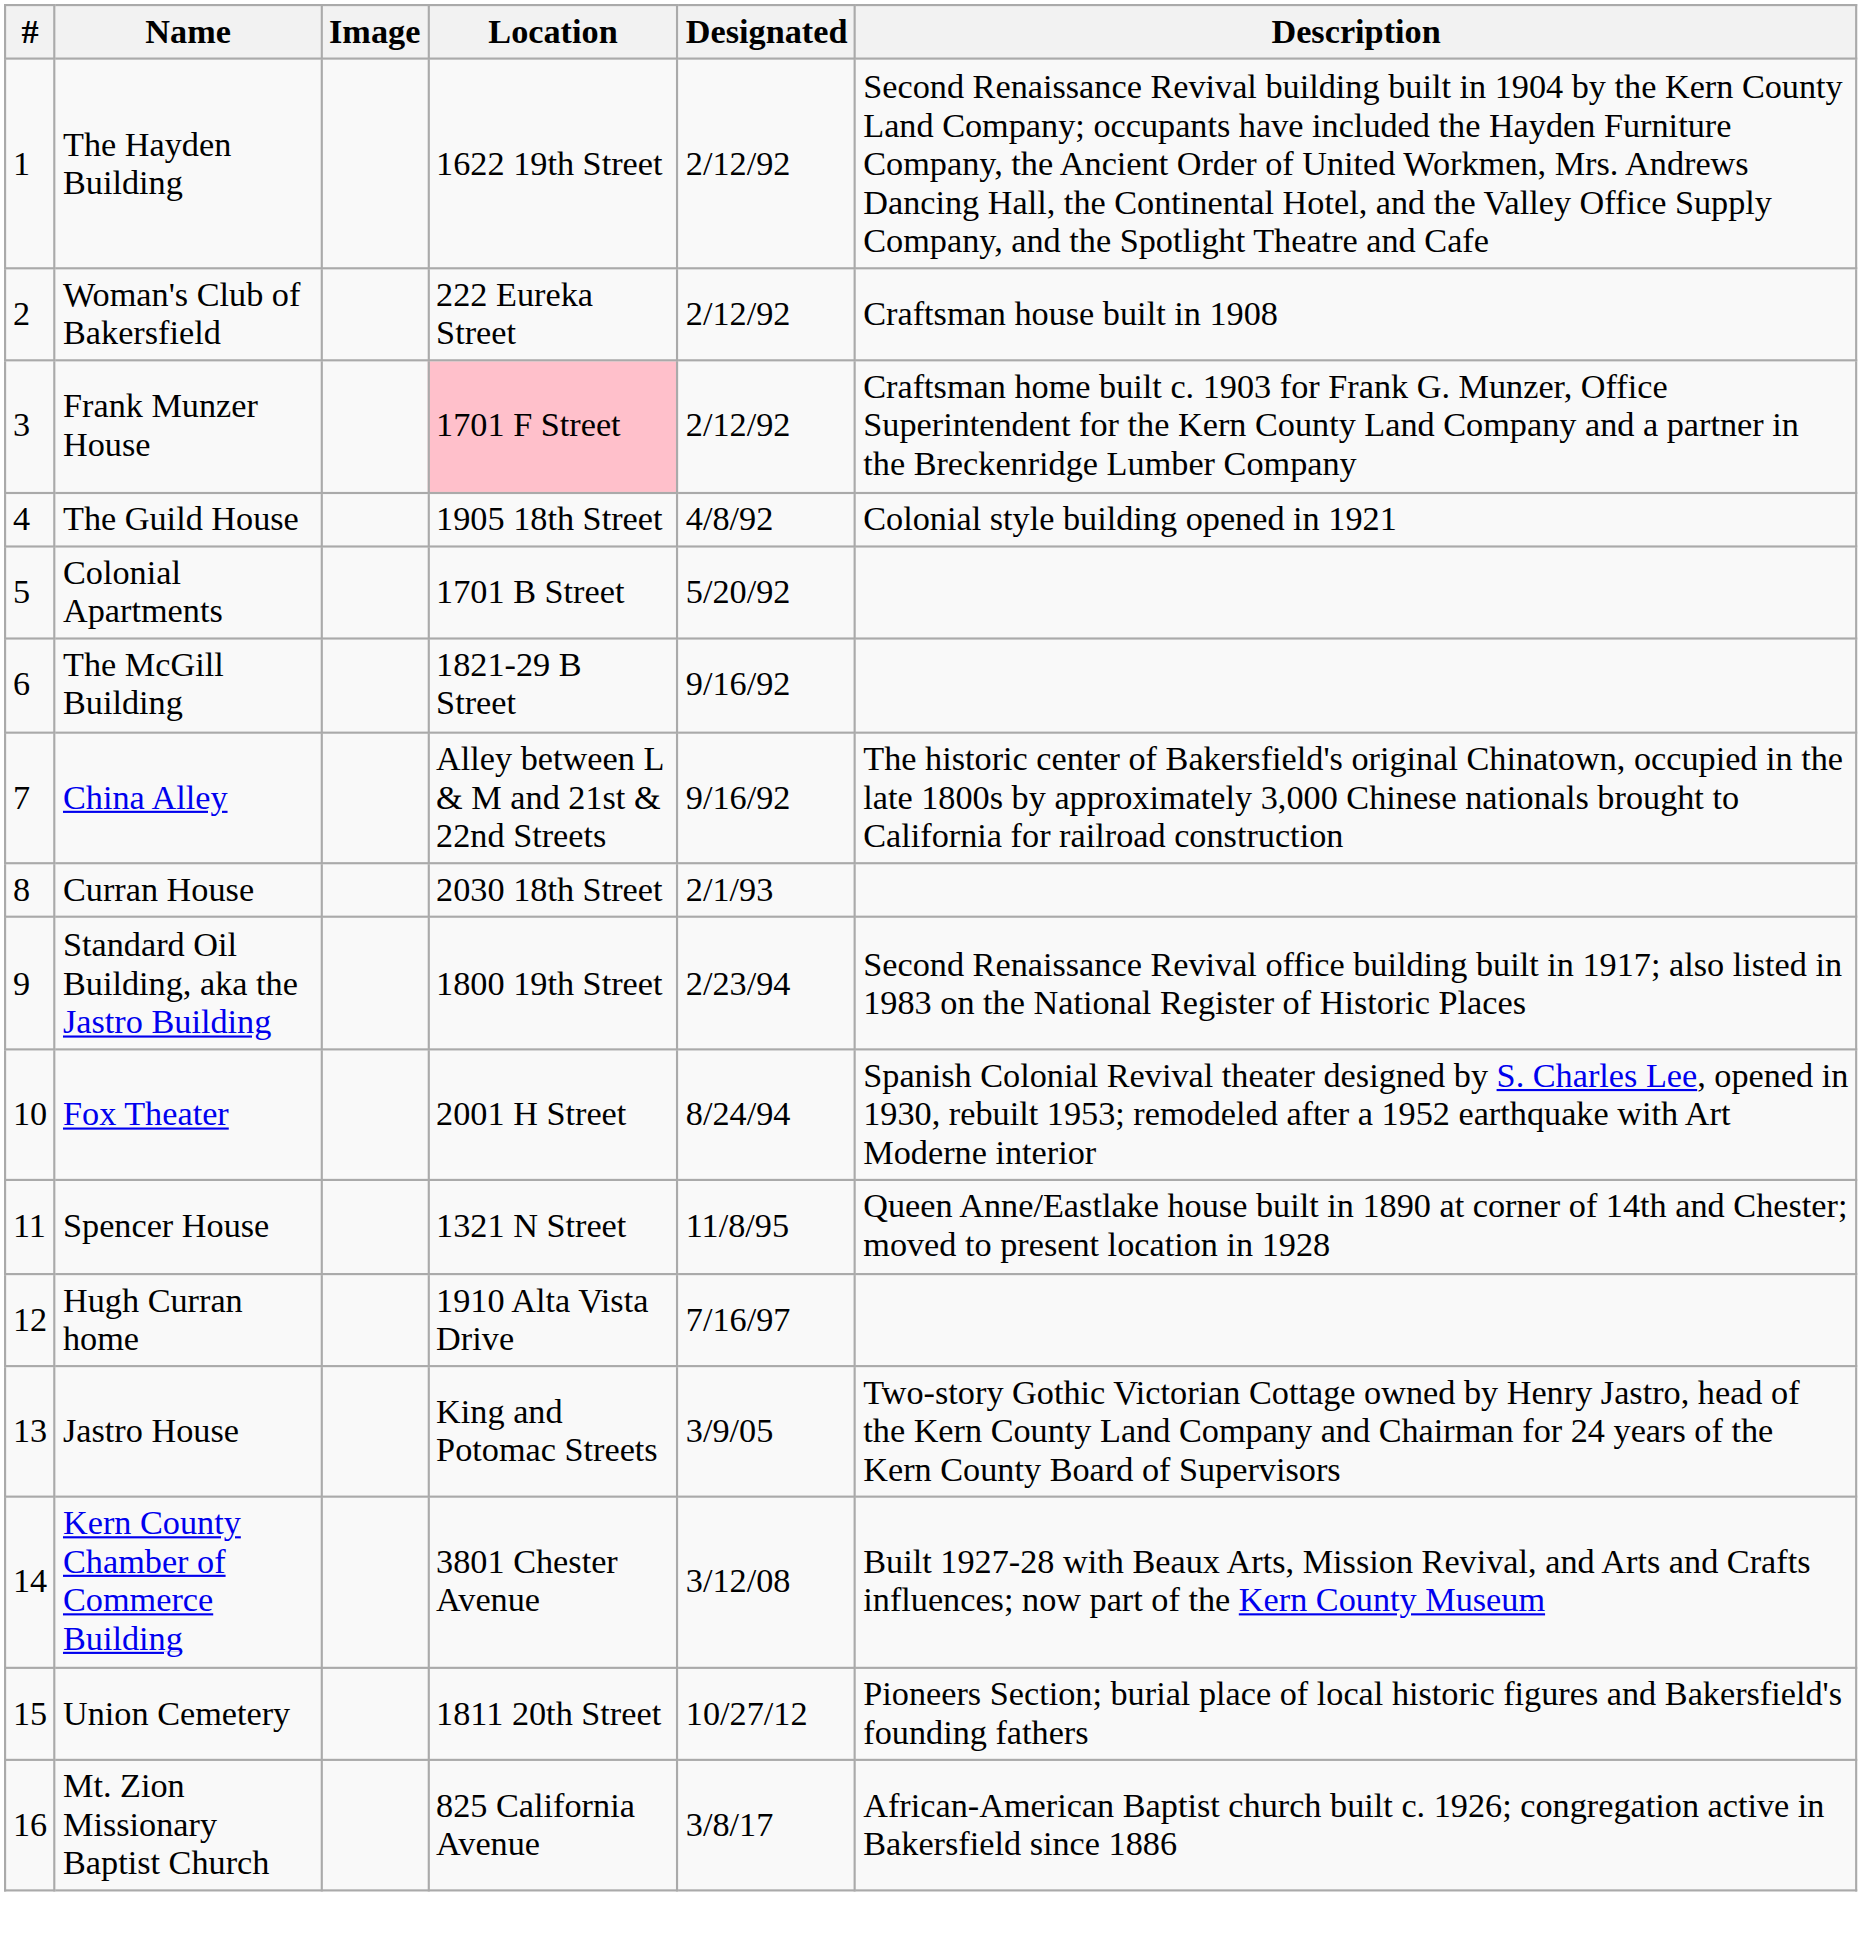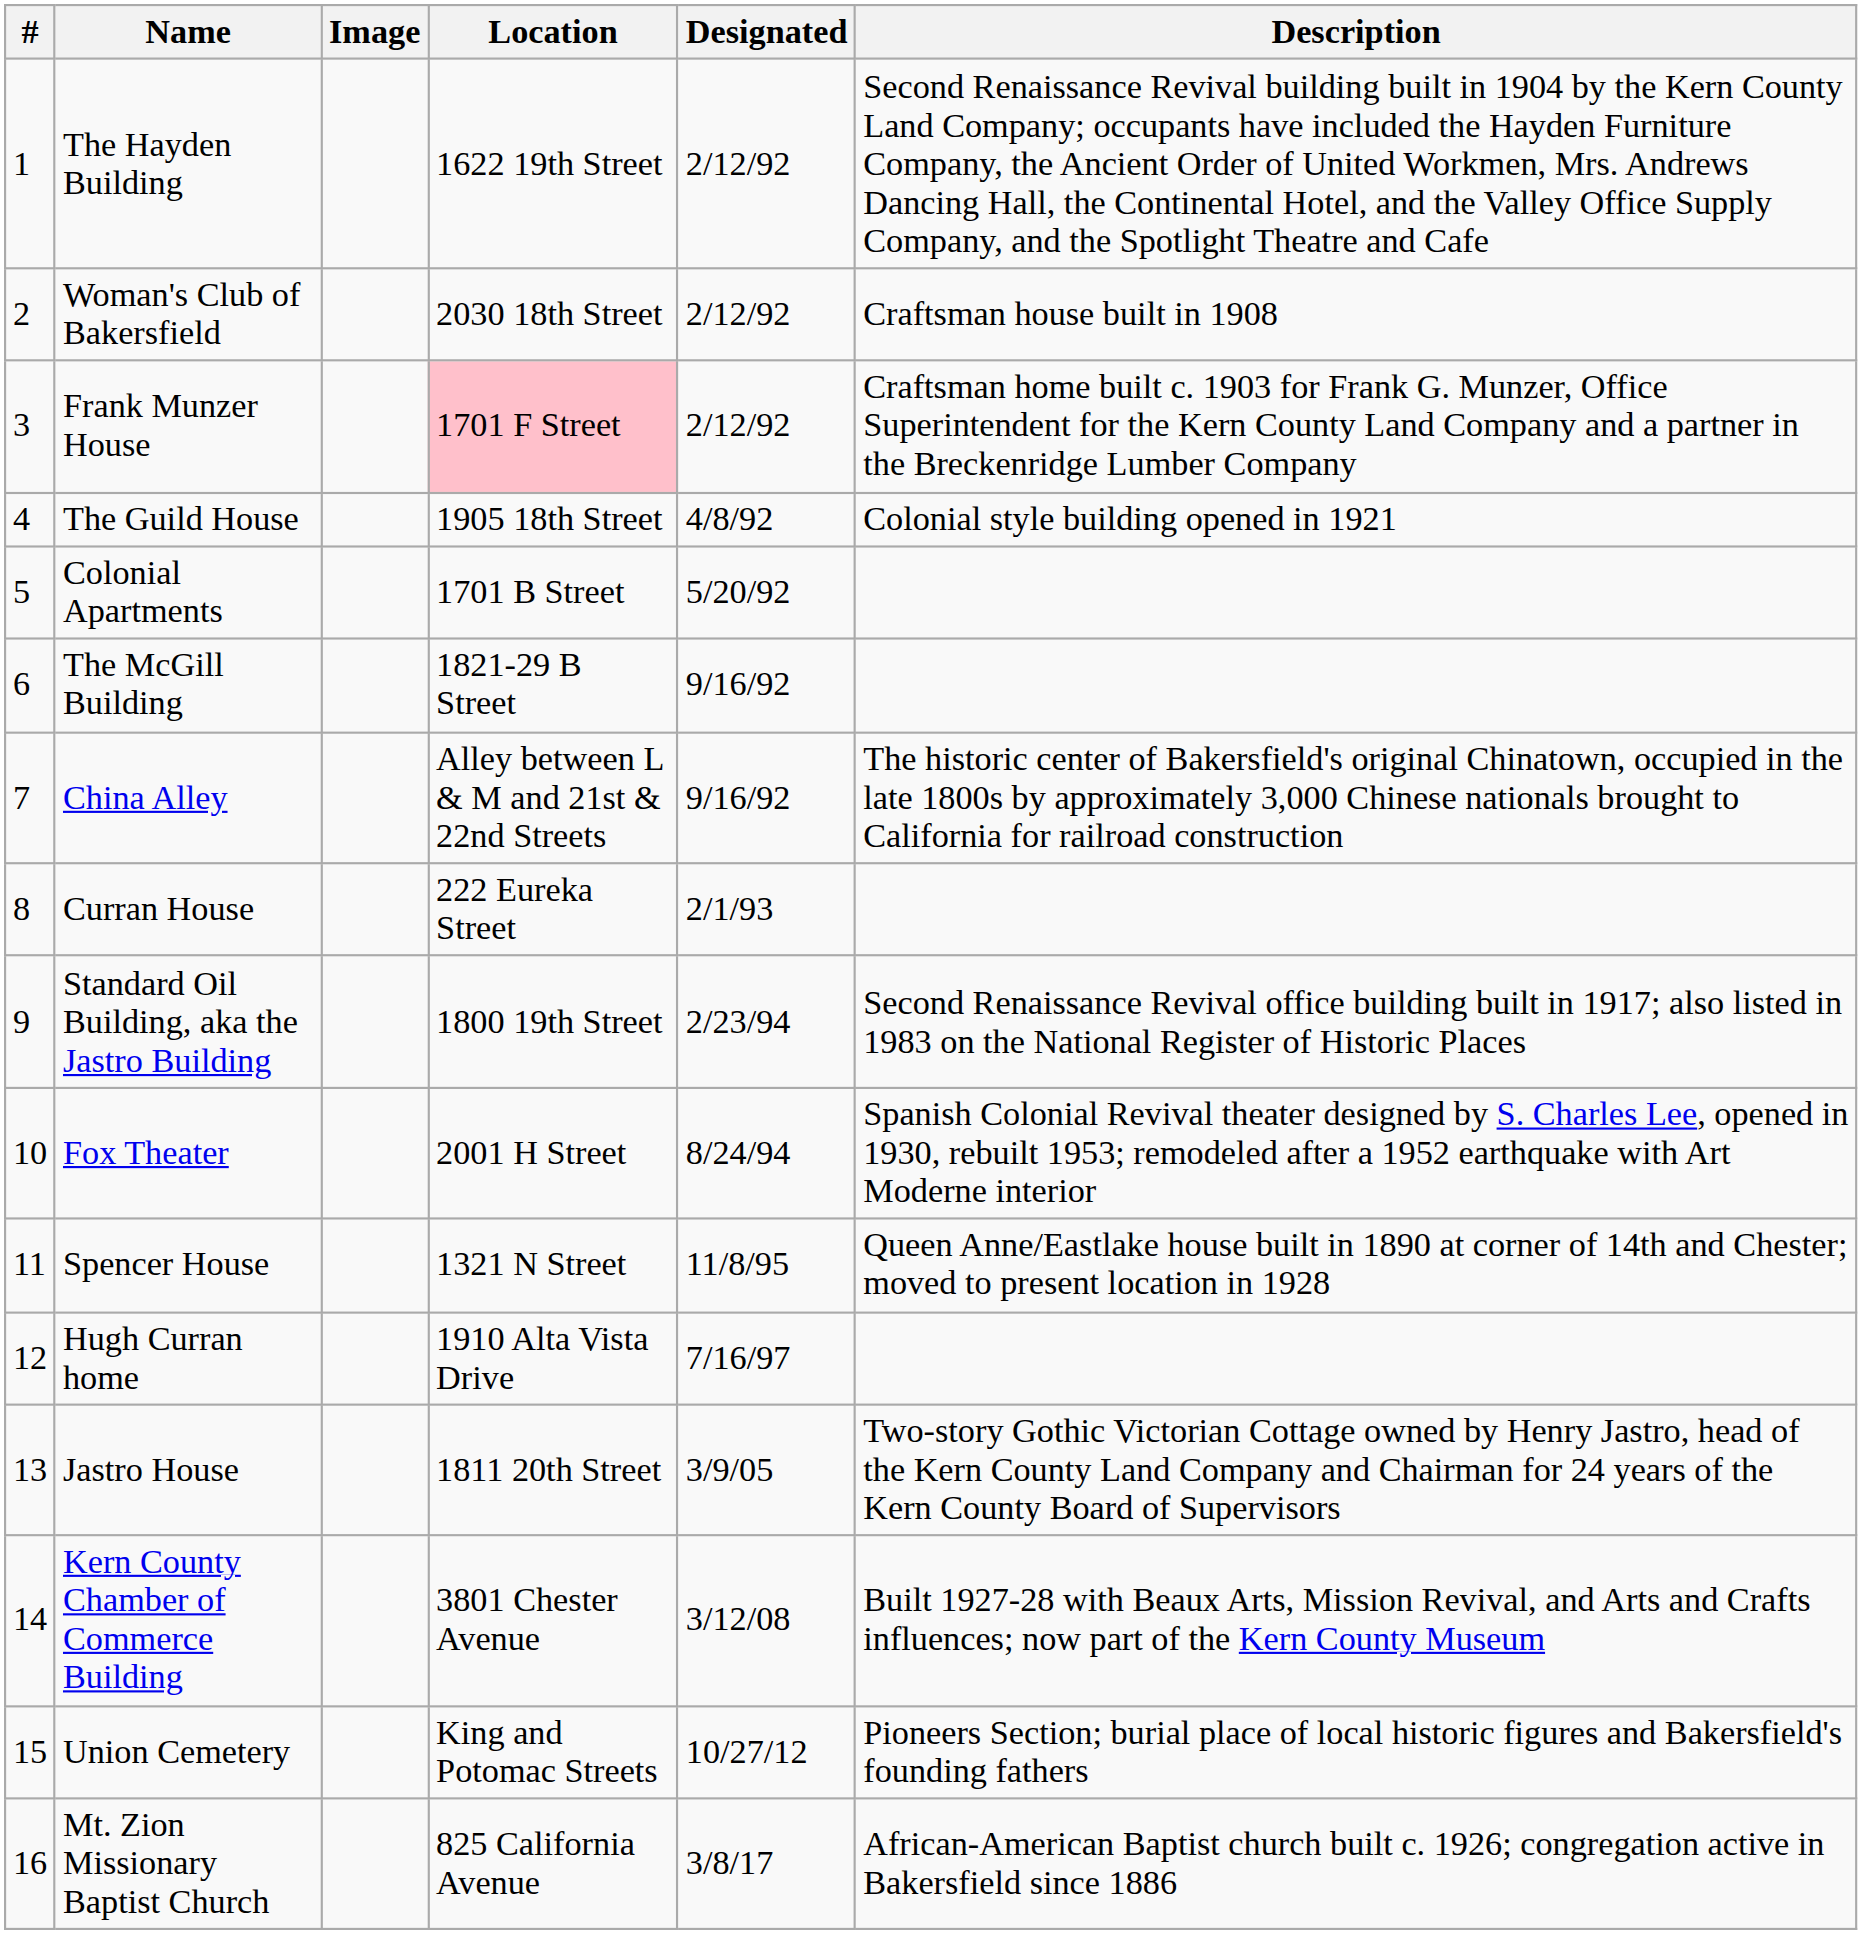(515, 313) 222 Eureka Street -> (549, 313) 2030 18th Street
(549, 889) 2030 18th Street -> (515, 909) 222 Eureka Street
(547, 1430) King and Potomac Streets -> (549, 1469) 1811 20th Street
(549, 1712) 1811 20th Street -> (547, 1751) King and Potomac Streets
